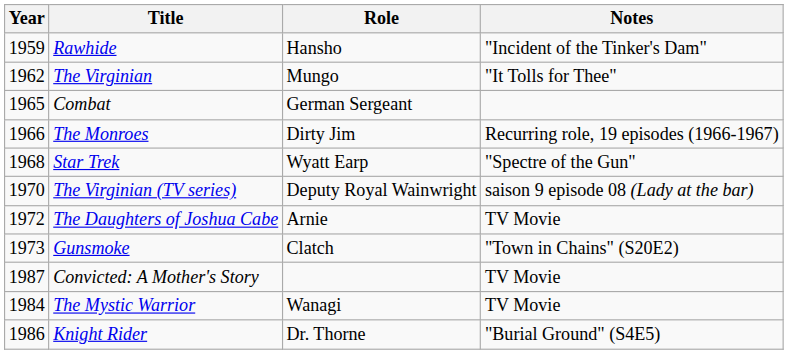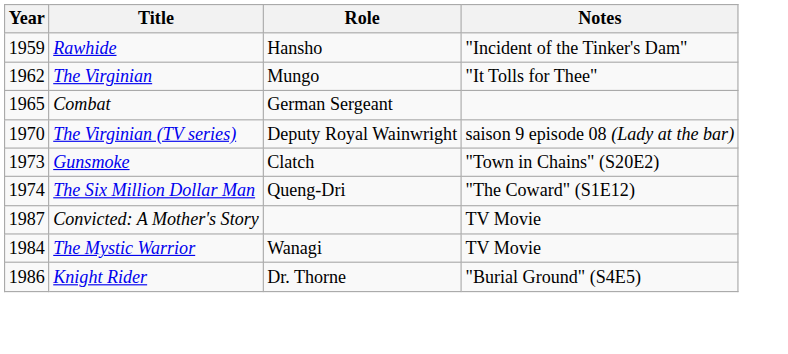- row: (101, 133)
- row: (86, 162)
- row: (166, 219)
+ row: (154, 190)
